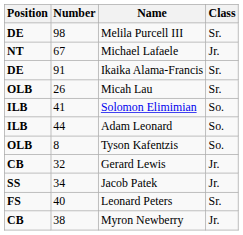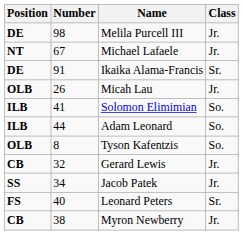(215, 32) Sr. -> (214, 32) Jr.
(215, 88) Sr. -> (214, 88) Jr.
